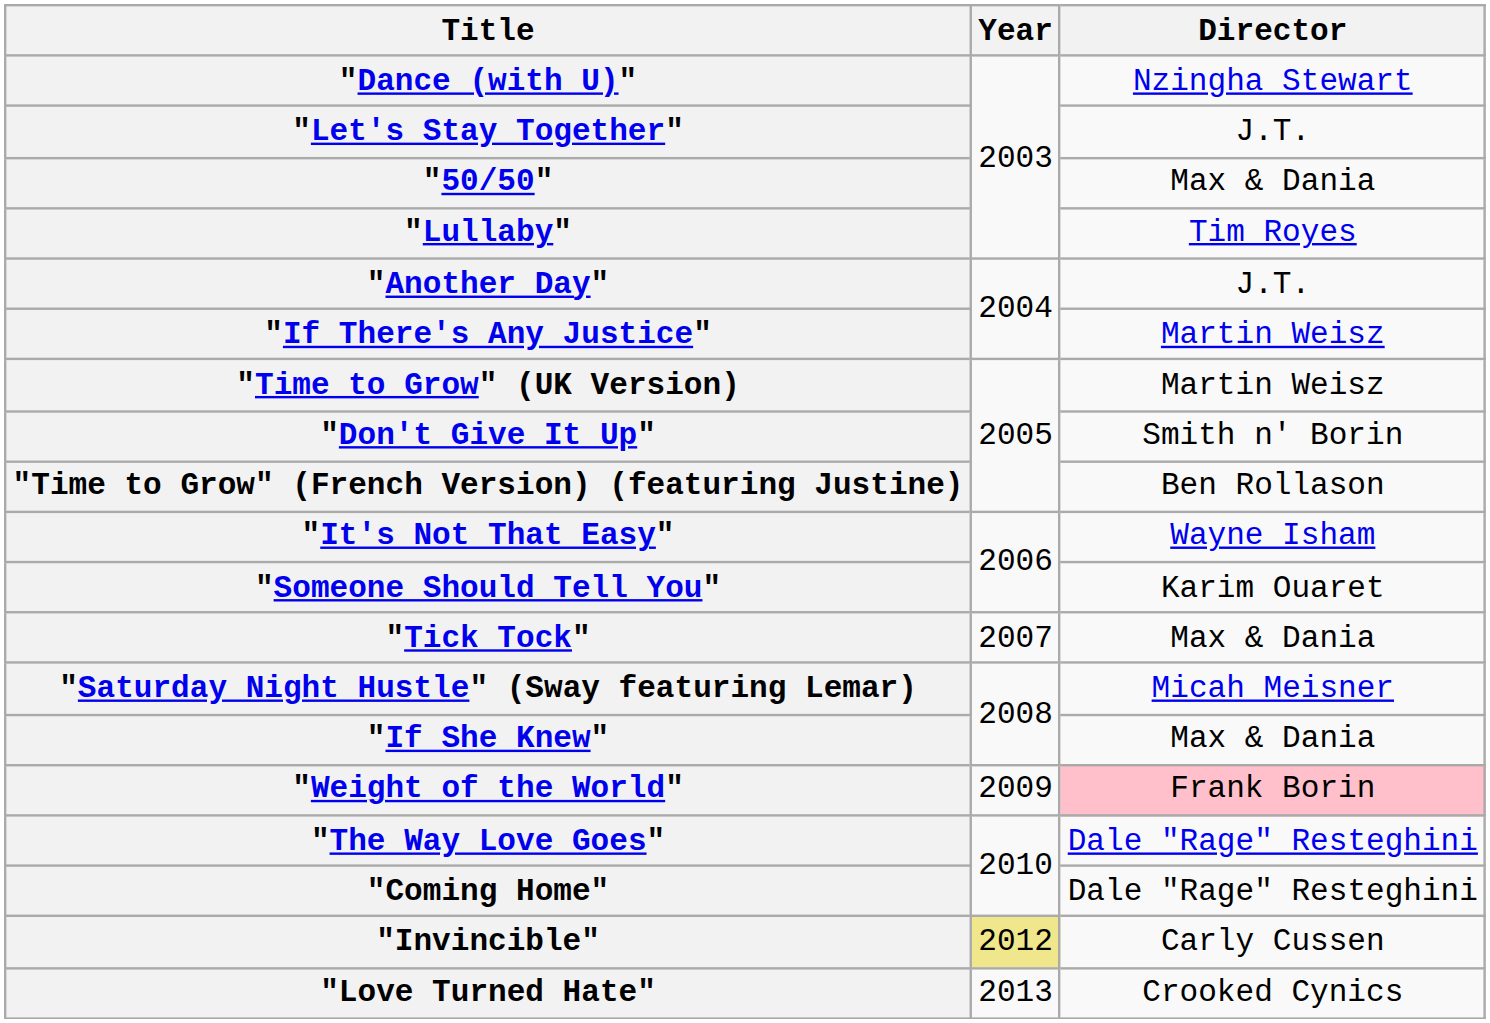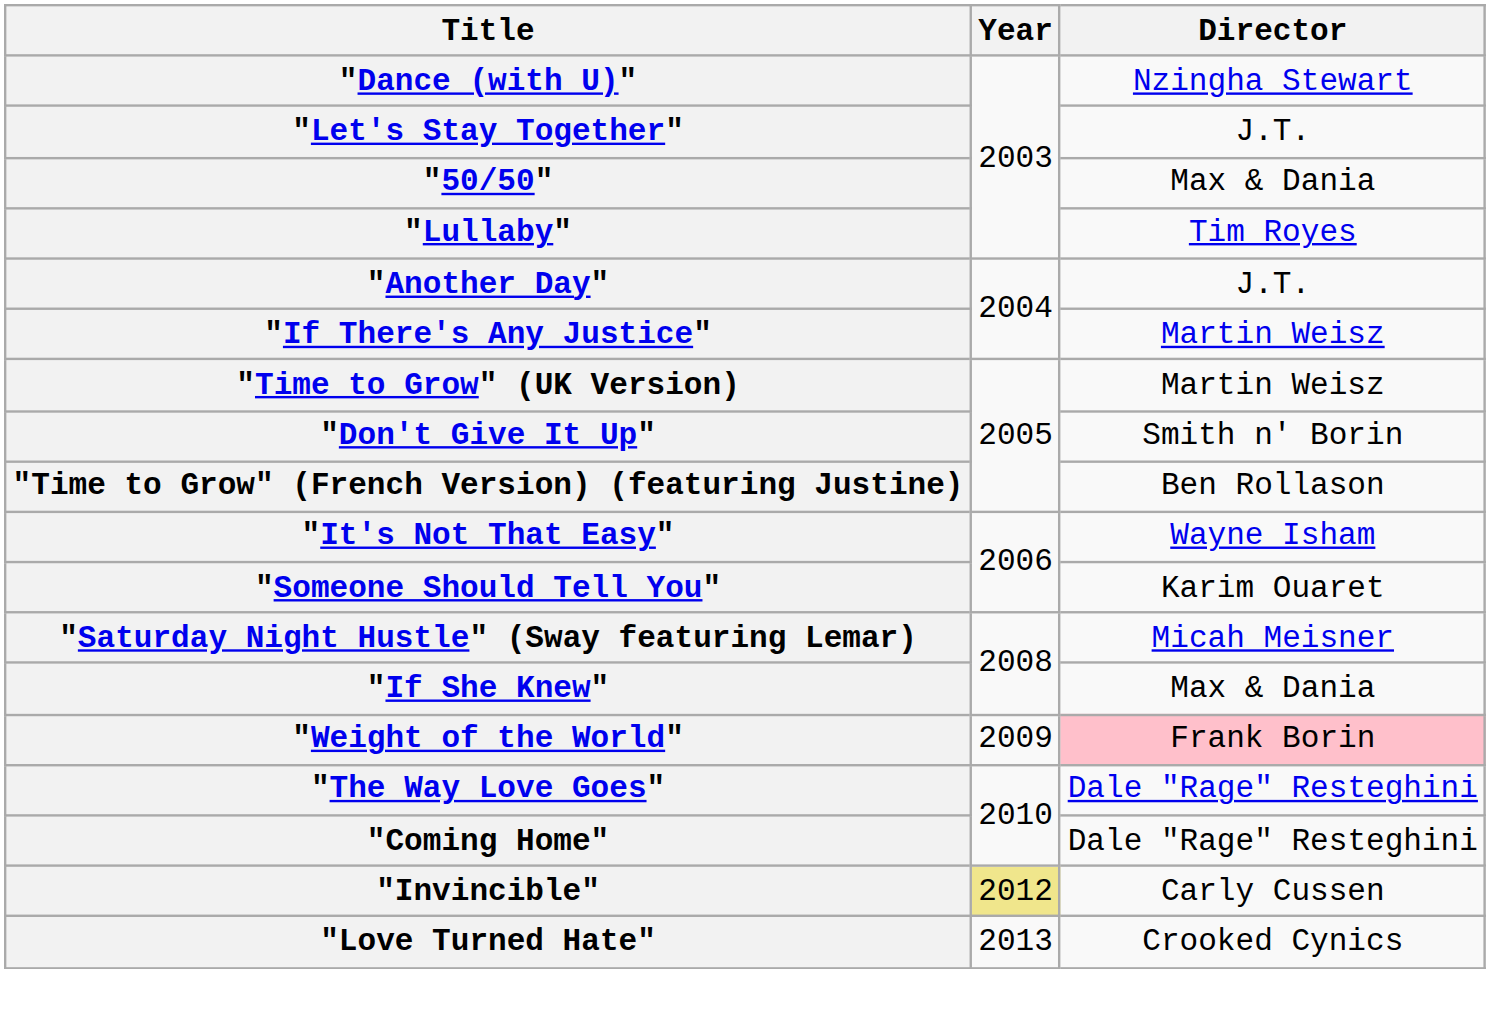- row: (488, 638)
